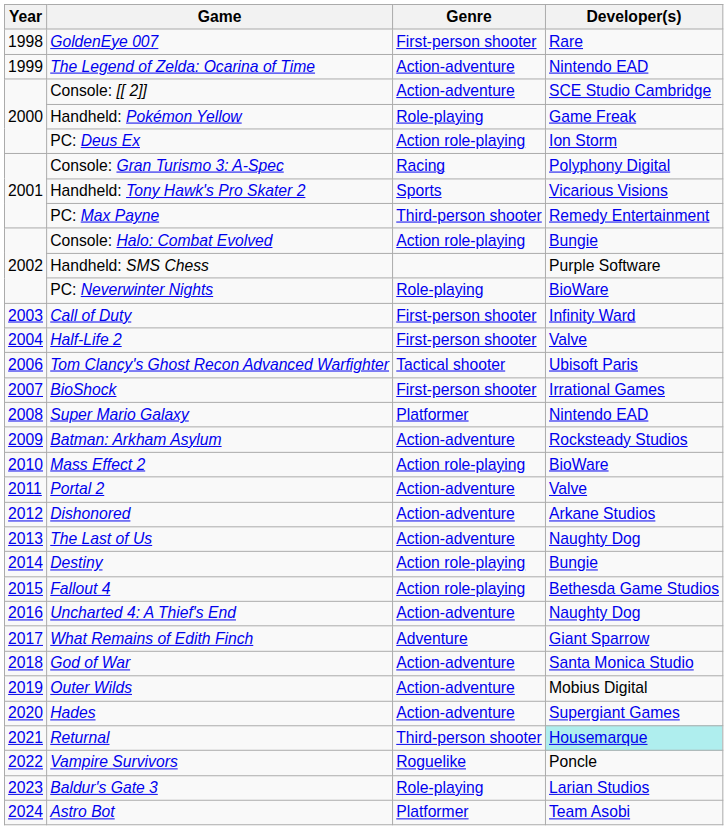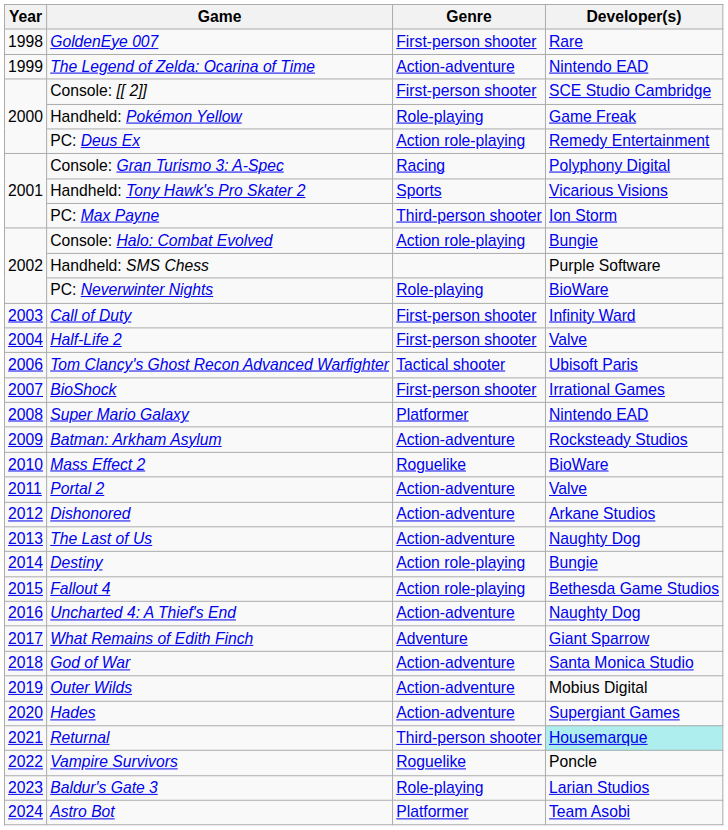(456, 91) Action-adventure -> (466, 91) First-person shooter
(583, 141) Ion Storm -> (629, 141) Remedy Entertainment
(629, 215) Remedy Entertainment -> (583, 215) Ion Storm
(461, 464) Action role-playing -> (431, 464) Roguelike
